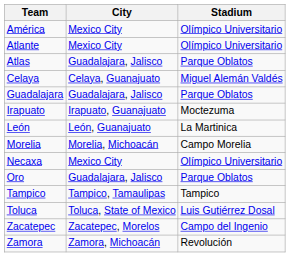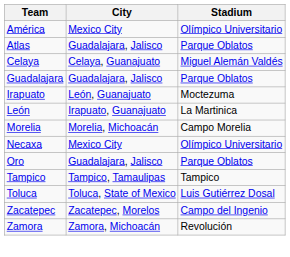- row: (23, 45)
(117, 111) Irapuato, Guanajuato -> (110, 95) León, Guanajuato
(110, 128) León, Guanajuato -> (117, 111) Irapuato, Guanajuato
